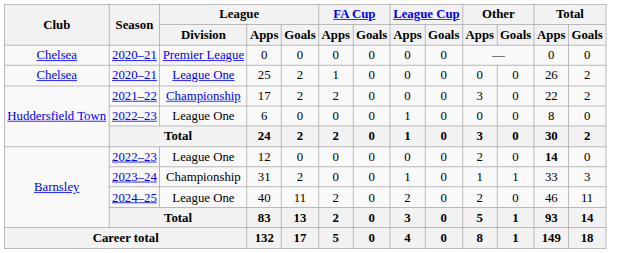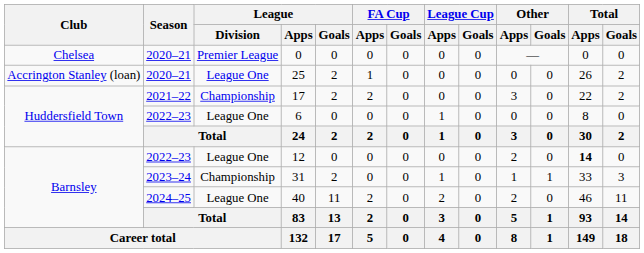(57, 75) Chelsea -> (74, 75) Accrington Stanley (loan)
